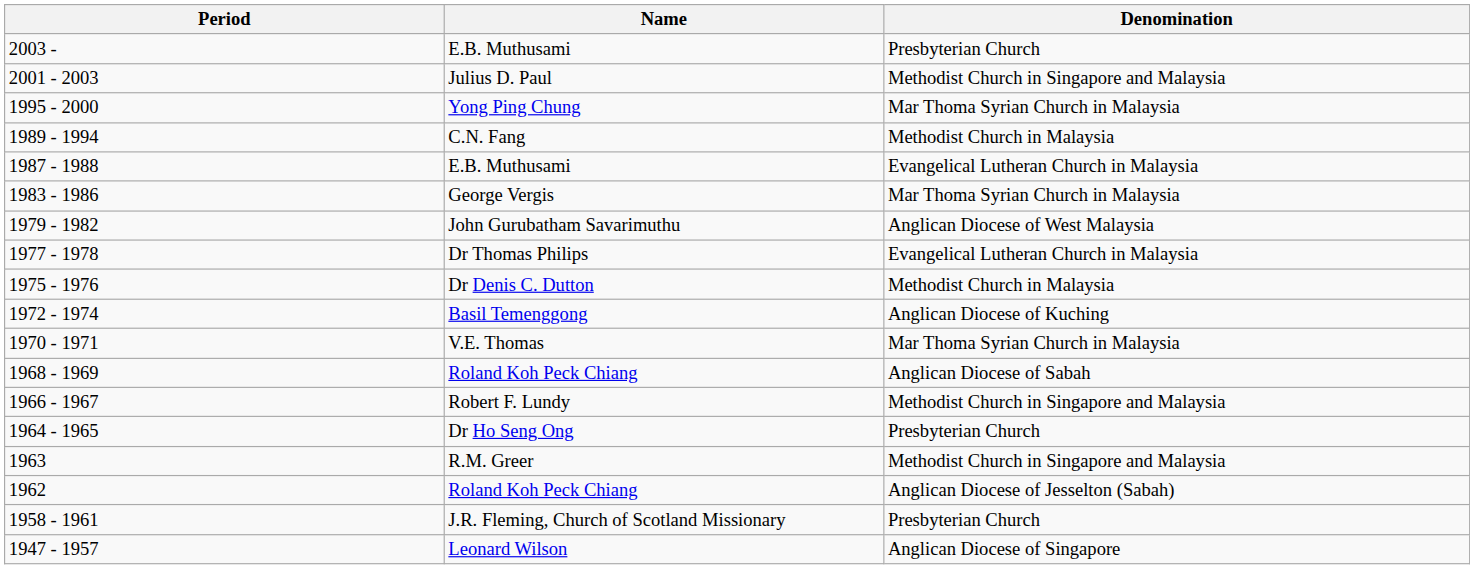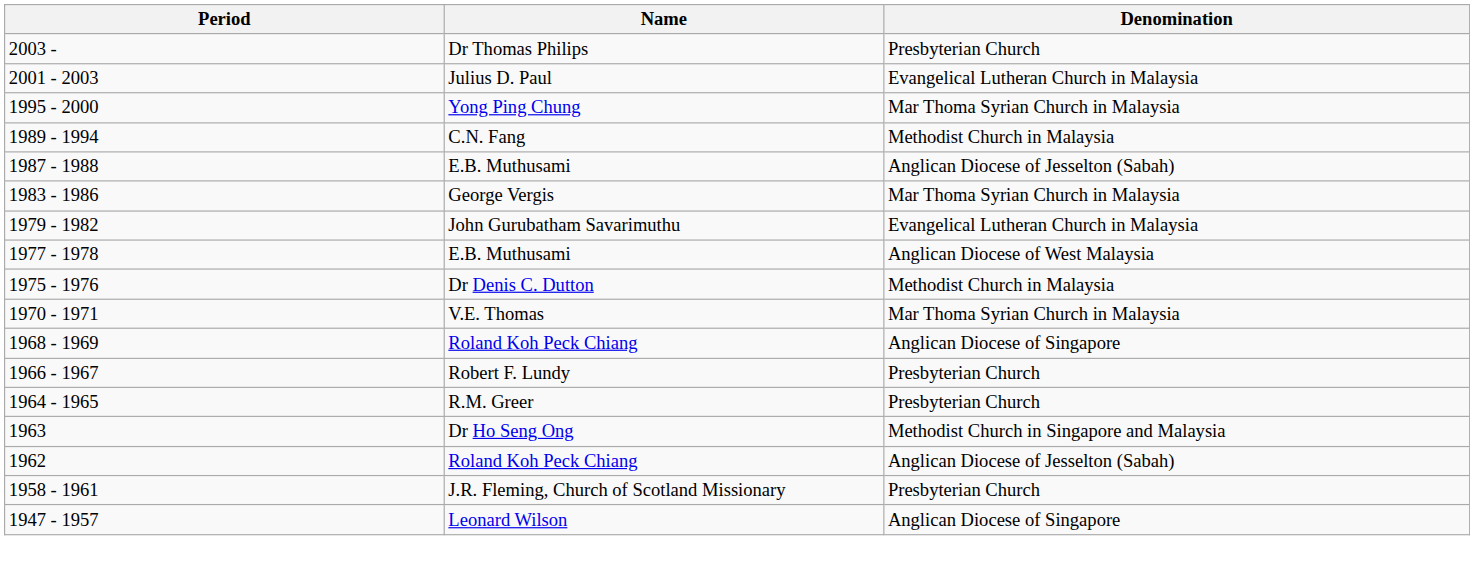(509, 48) E.B. Muthusami -> (518, 48) Dr Thomas Philips
(1057, 78) Methodist Church in Singapore and Malaysia -> (1043, 78) Evangelical Lutheran Church in Malaysia
(1043, 166) Evangelical Lutheran Church in Malaysia -> (1031, 166) Anglican Diocese of Jesselton (Sabah)
(1021, 225) Anglican Diocese of West Malaysia -> (1043, 225) Evangelical Lutheran Church in Malaysia
(518, 254) Dr Thomas Philips -> (509, 254) E.B. Muthusami
(1043, 254) Evangelical Lutheran Church in Malaysia -> (1021, 254) Anglican Diocese of West Malaysia
- row: (54, 313)
(989, 372) Anglican Diocese of Sabah -> (1004, 343) Anglican Diocese of Singapore
(1057, 401) Methodist Church in Singapore and Malaysia -> (964, 372) Presbyterian Church
(511, 431) Dr Ho Seng Ong -> (491, 401) R.M. Greer
(491, 460) R.M. Greer -> (511, 431) Dr Ho Seng Ong
